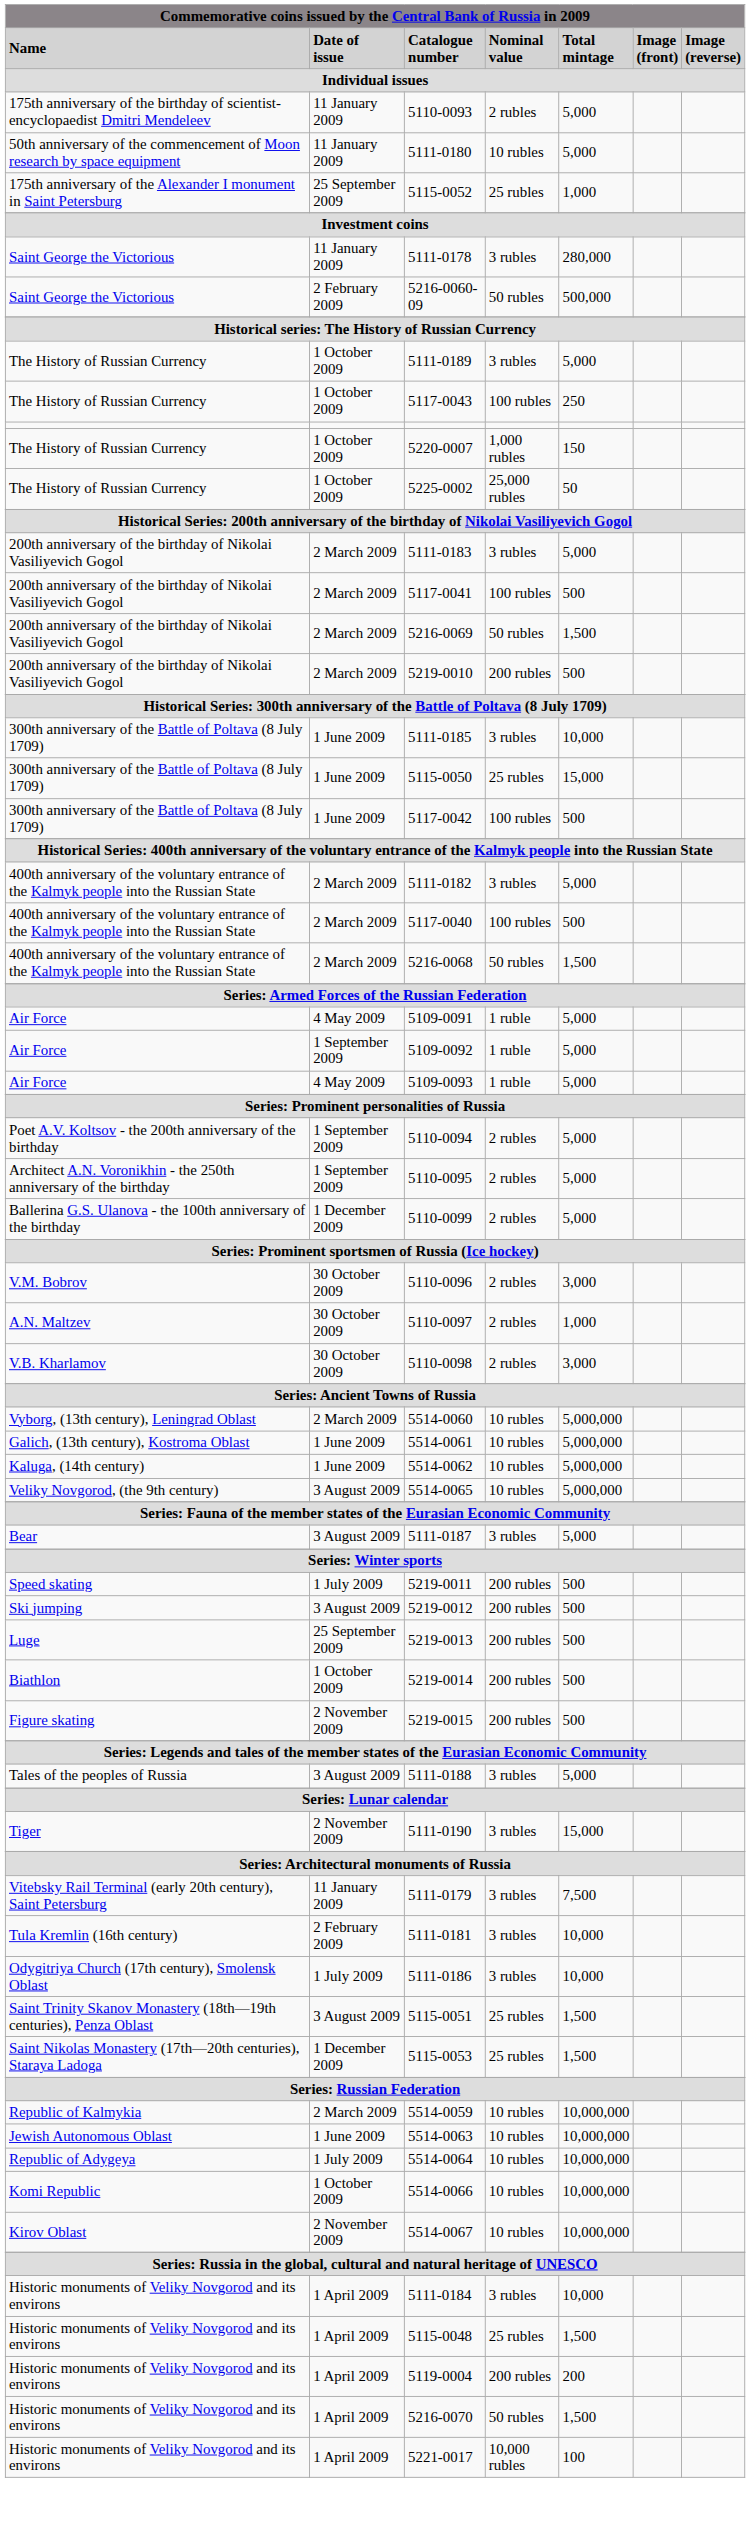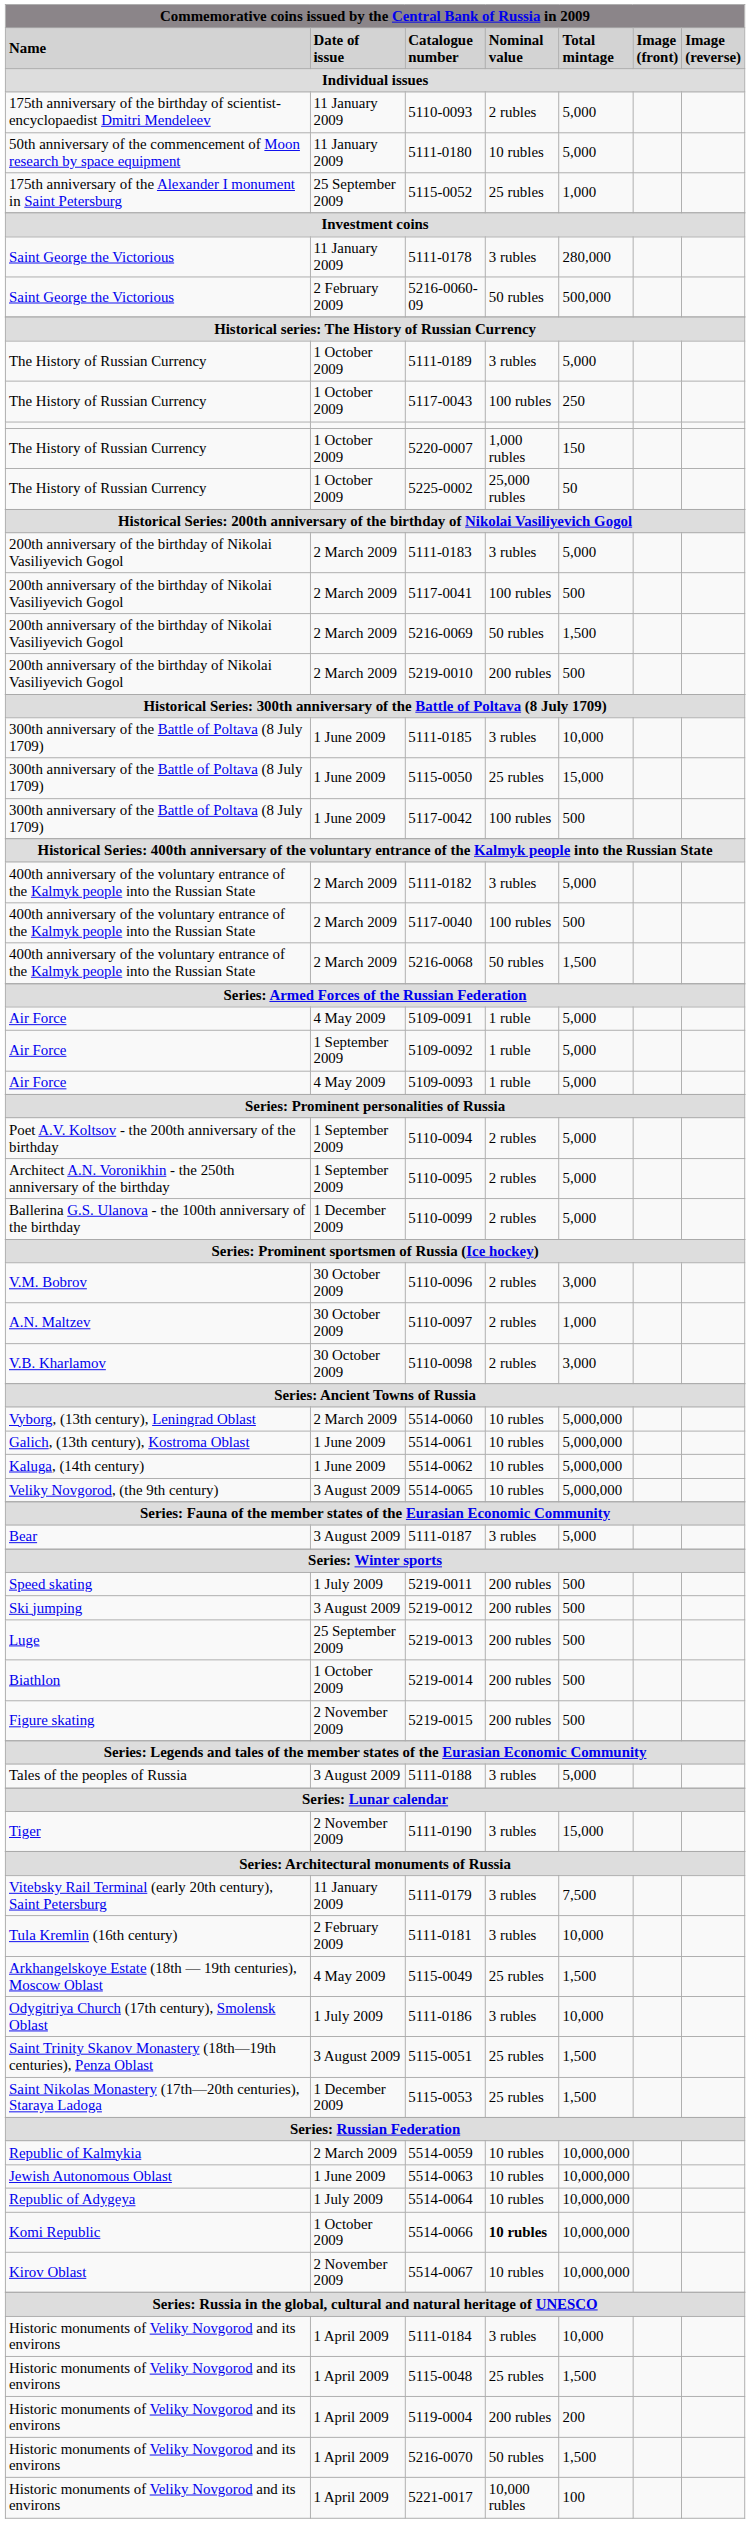+ row: (153, 1976)
(516, 2191) normal -> (518, 2232) bold
